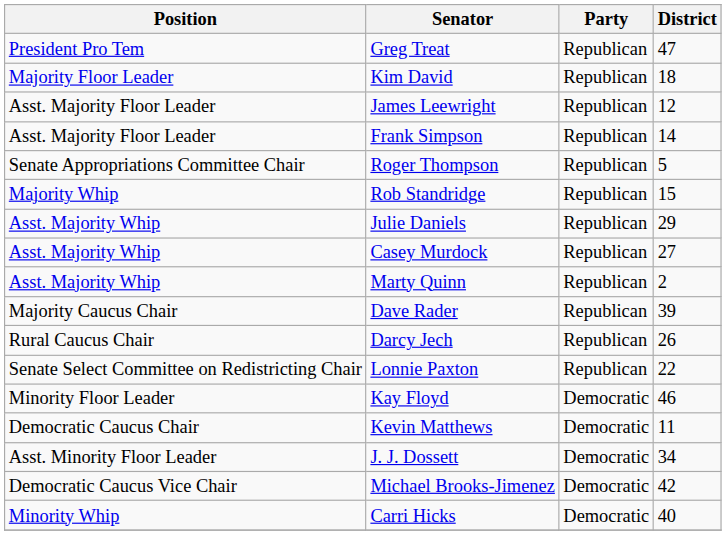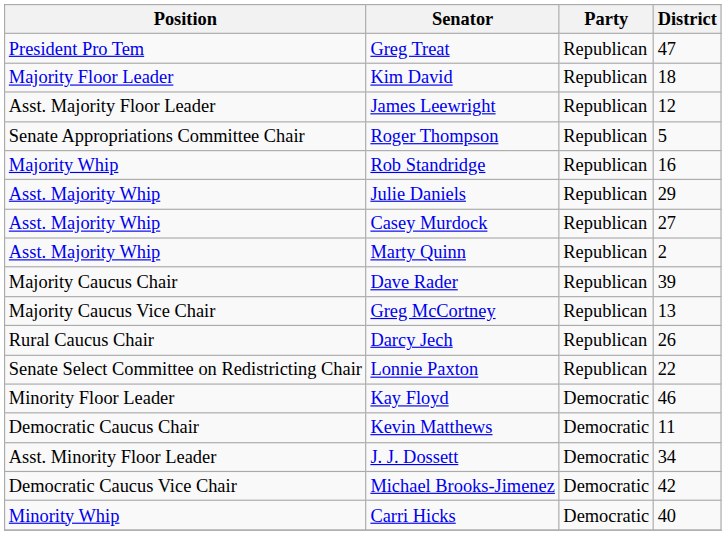- row: (426, 135)
(667, 194) 15 -> (667, 164) 16
+ row: (433, 310)
